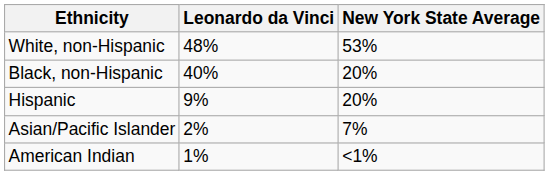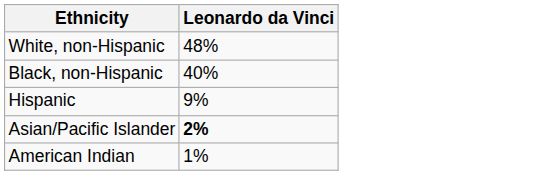- column: (441, 18)
(196, 128) normal -> (196, 128) bold
